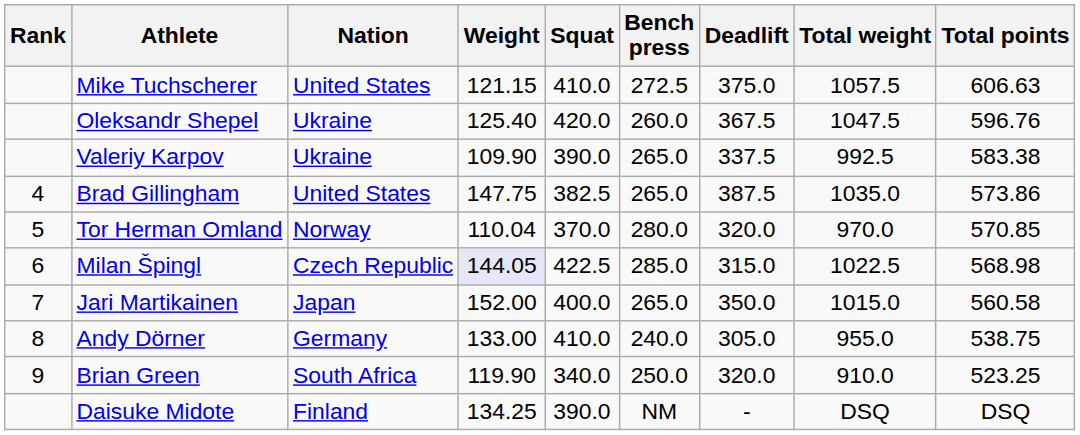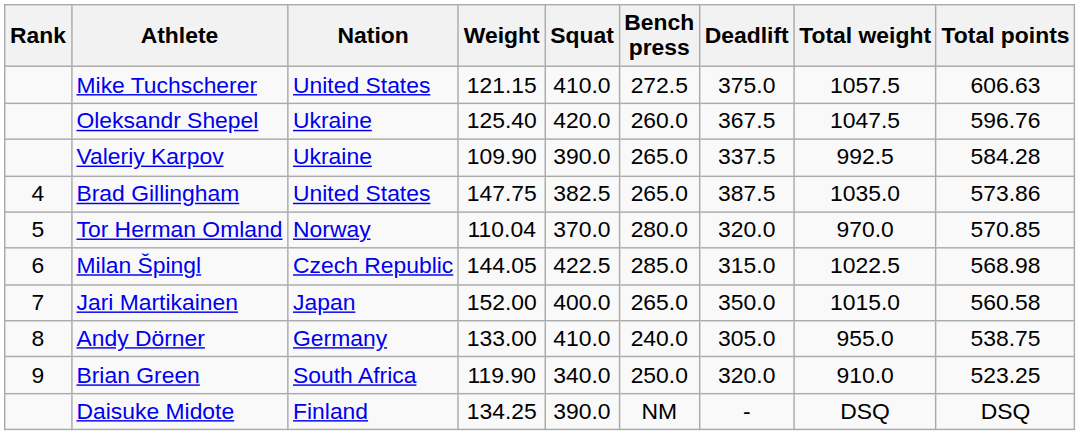(1006, 157) 583.38 -> (1006, 157) 584.28
(502, 266) lavender background -> (502, 266) no background
